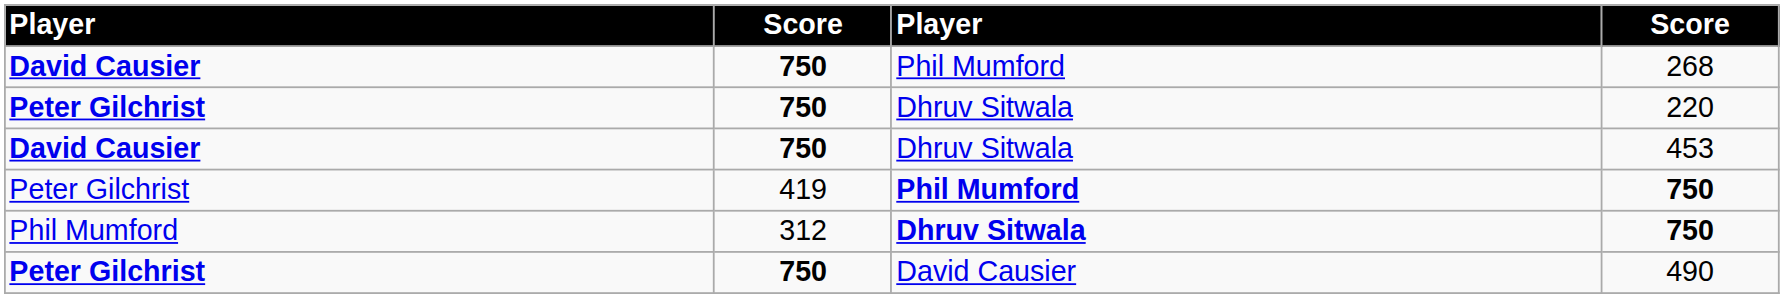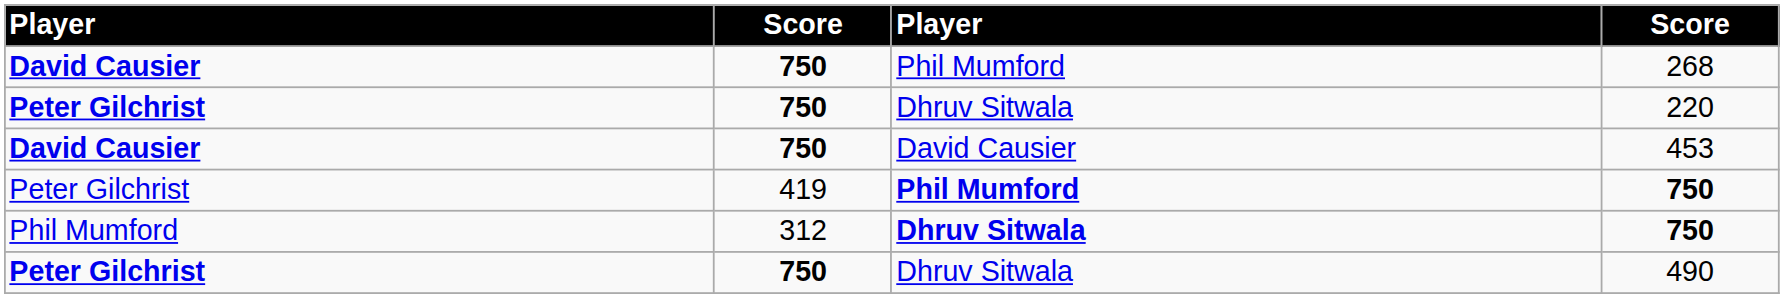(985, 148) Dhruv Sitwala -> (986, 148) David Causier
(986, 272) David Causier -> (985, 272) Dhruv Sitwala
